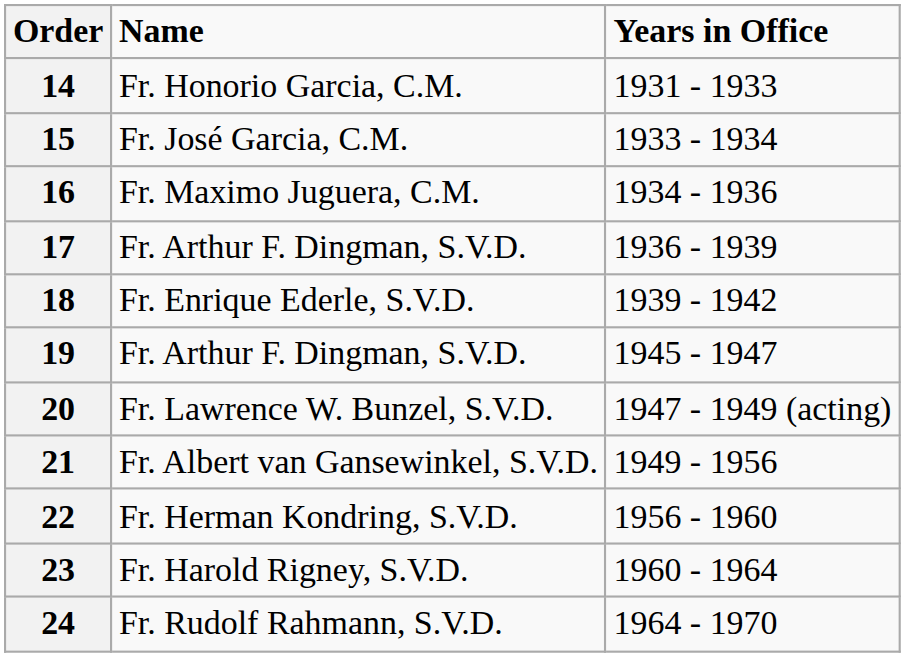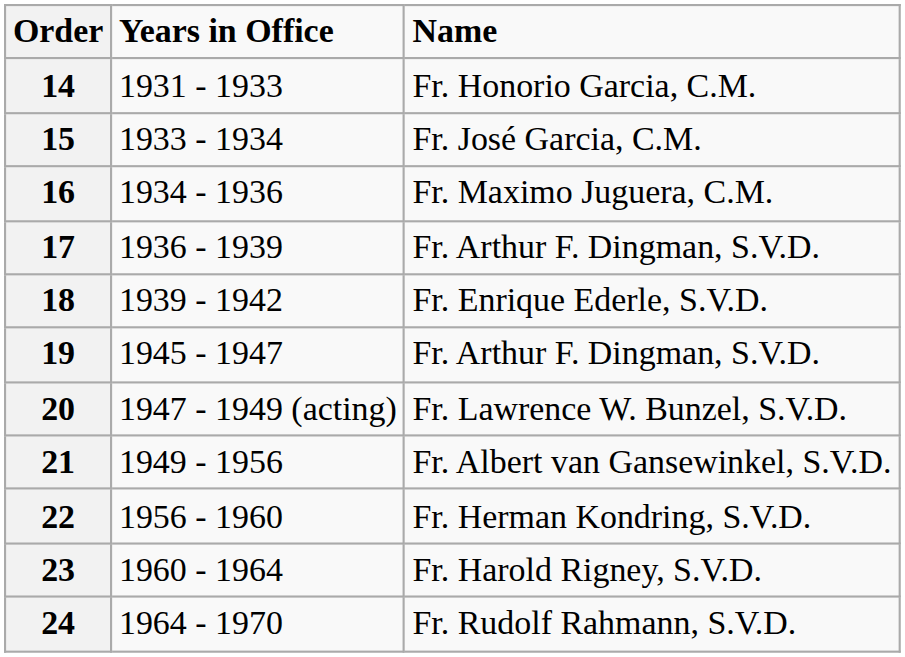columns swapped: (721, 31) <-> (161, 31)
